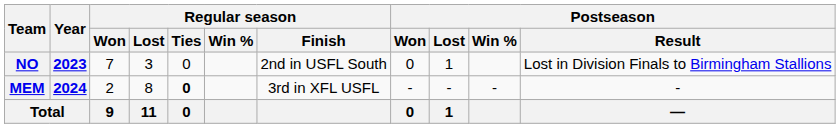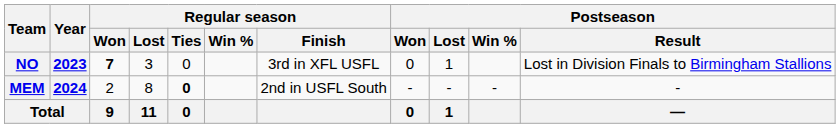(110, 64) normal -> (110, 64) bold
(324, 64) 2nd in USFL South -> (324, 64) 3rd in XFL USFL
(324, 88) 3rd in XFL USFL -> (324, 88) 2nd in USFL South
